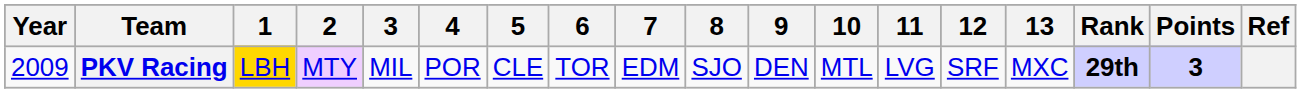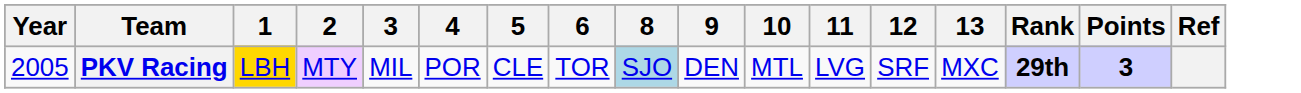- column: (650, 26)
(40, 67) 2009 -> (40, 67) 2005
(717, 67) no background -> (647, 67) lightblue background
